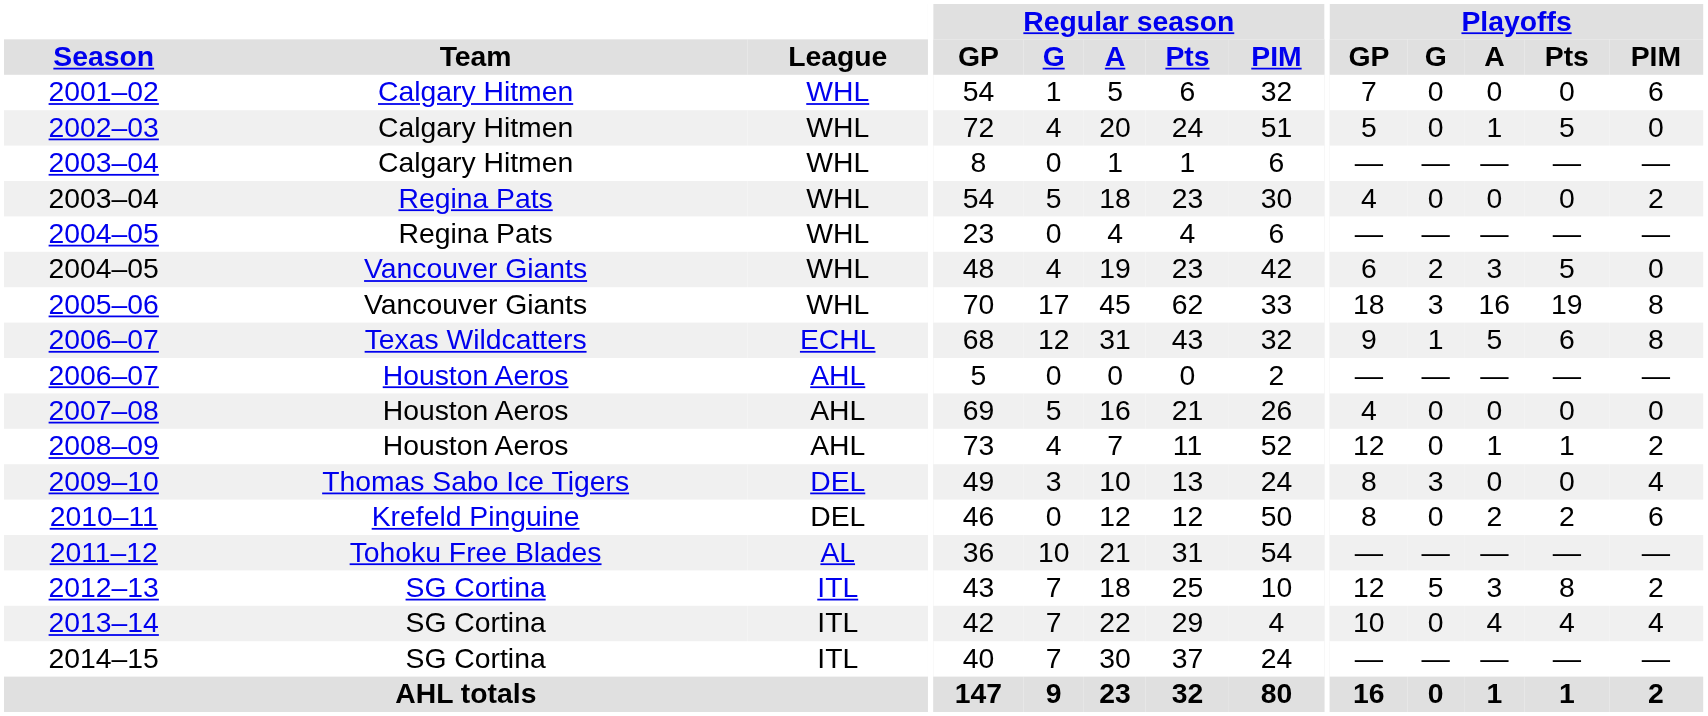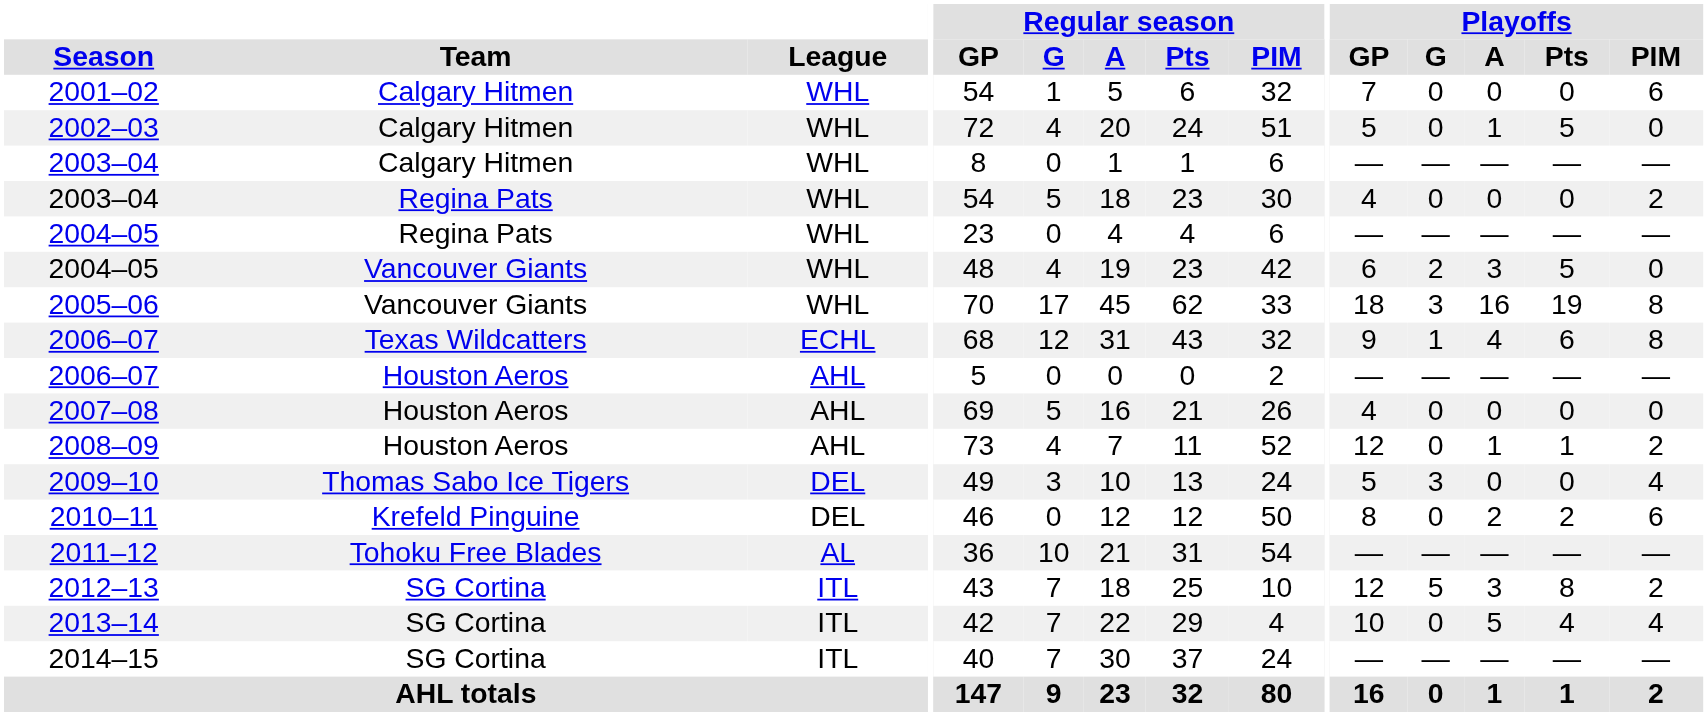(1494, 339) 5 -> (1494, 339) 4
(1369, 481) 8 -> (1369, 481) 5
(1494, 623) 4 -> (1494, 623) 5
